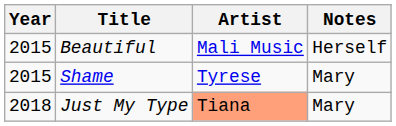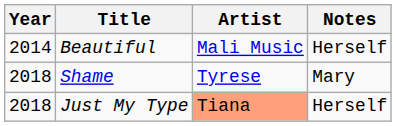(30, 48) 2015 -> (30, 48) 2014
(30, 77) 2015 -> (30, 77) 2018
(334, 106) Mary -> (350, 106) Herself
